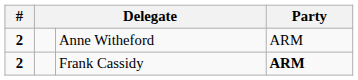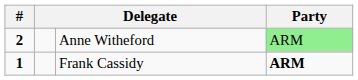(286, 40) no background -> (286, 40) lightgreen background
(19, 63) 2 -> (19, 63) 1
